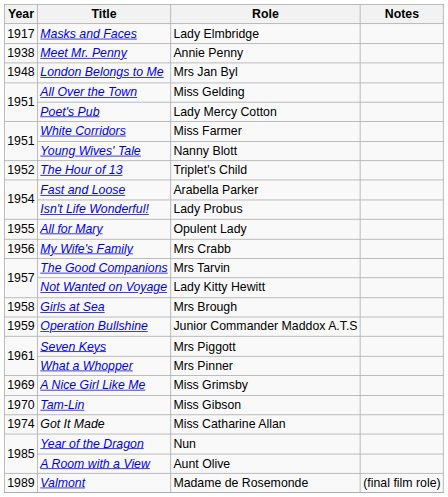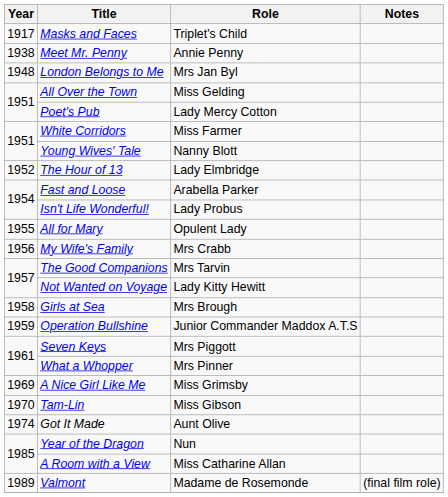(216, 33) Lady Elmbridge -> (210, 33) Triplet's Child
(210, 170) Triplet's Child -> (216, 170) Lady Elmbridge
(230, 424) Miss Catharine Allan -> (202, 424) Aunt Olive
(202, 463) Aunt Olive -> (230, 463) Miss Catharine Allan
